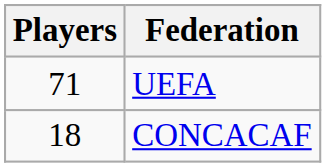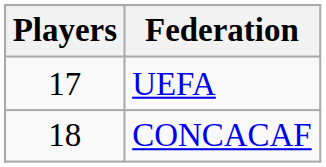(65, 82) 71 -> (65, 82) 17
